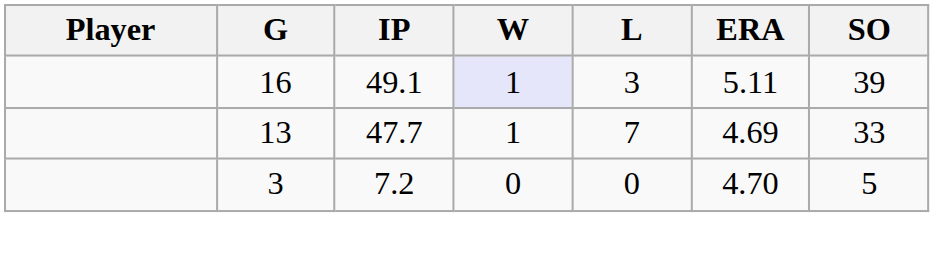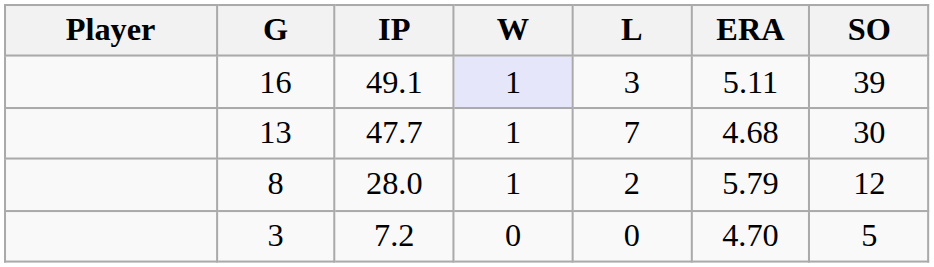(750, 132) 4.69 -> (750, 132) 4.68
(869, 132) 33 -> (869, 132) 30
+ row: (276, 183)
